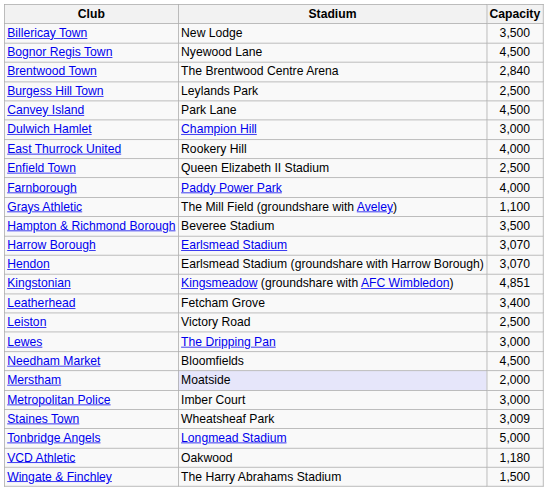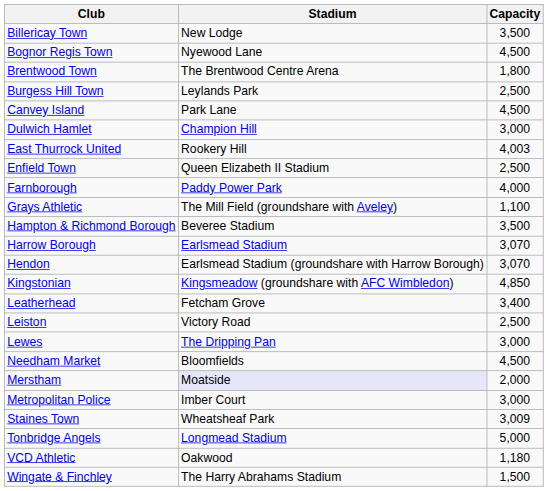(515, 71) 2,840 -> (515, 71) 1,800
(515, 149) 4,000 -> (515, 149) 4,003
(515, 284) 4,851 -> (515, 284) 4,850
